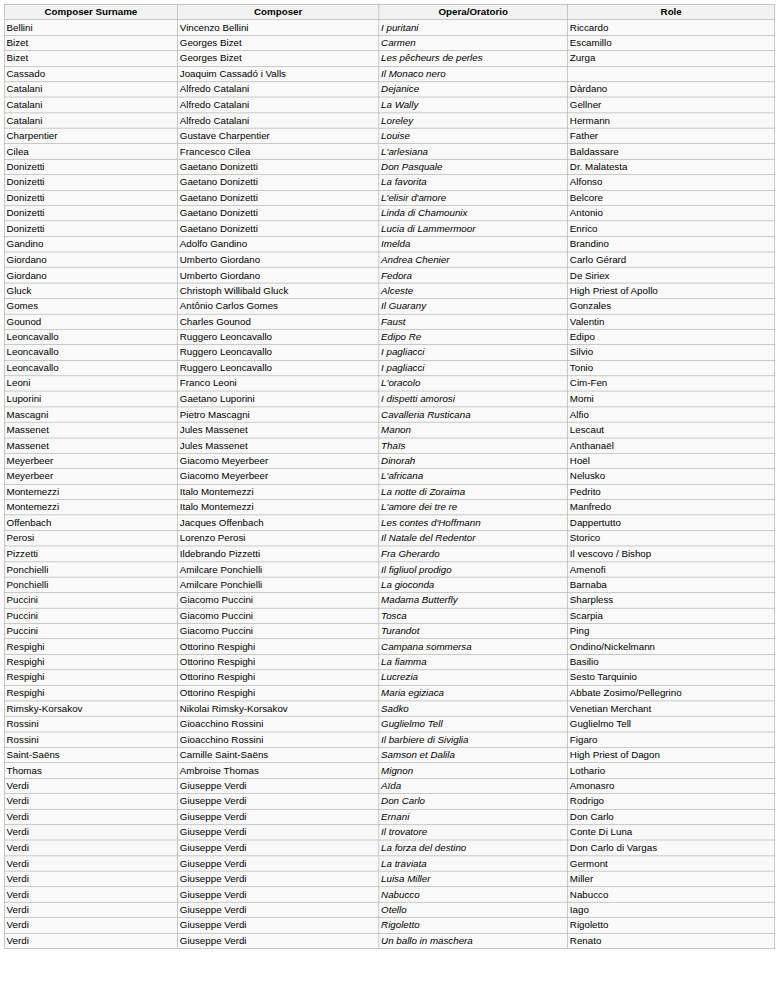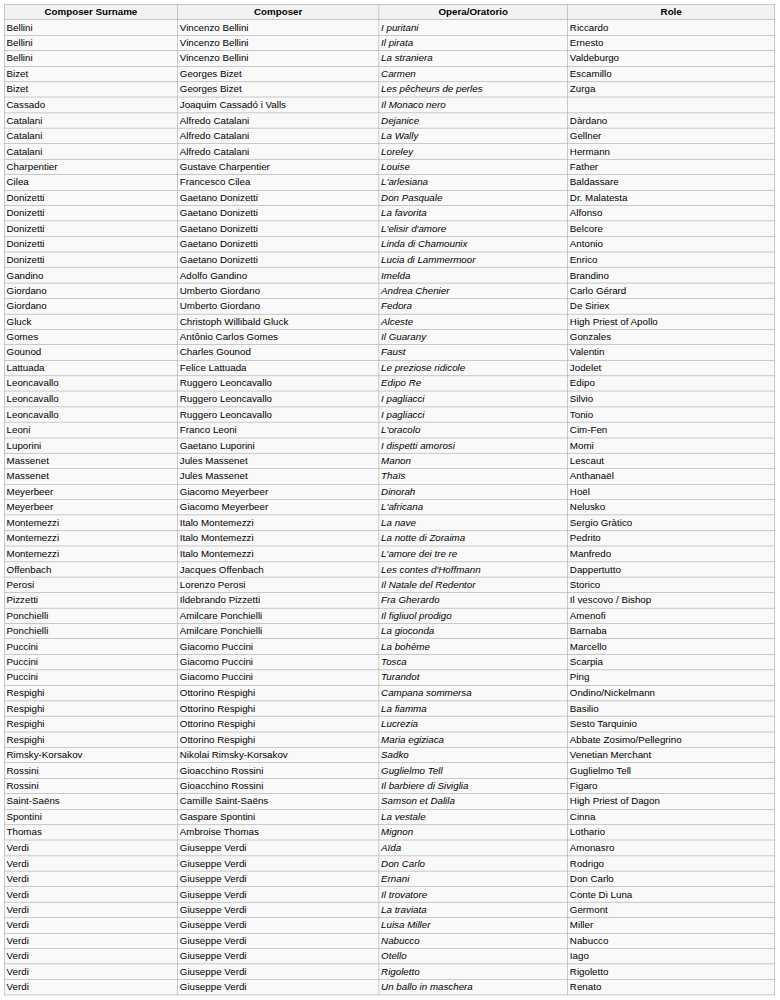+ row: (587, 43)
+ row: (594, 58)
+ row: (586, 368)
- row: (579, 414)
+ row: (601, 523)
+ row: (588, 646)
- row: (592, 600)
+ row: (583, 817)
- row: (613, 848)
